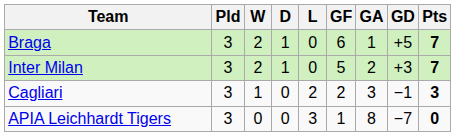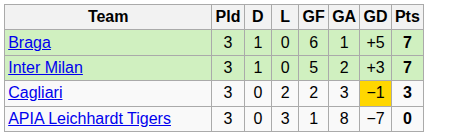- column: (258, 17)
(403, 93) no background -> (376, 93) gold background
